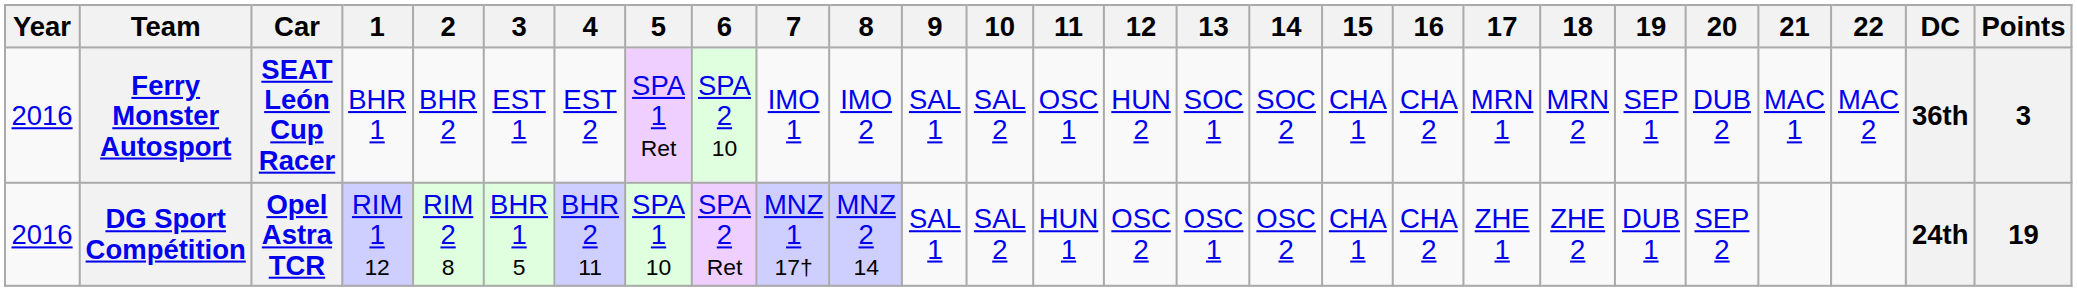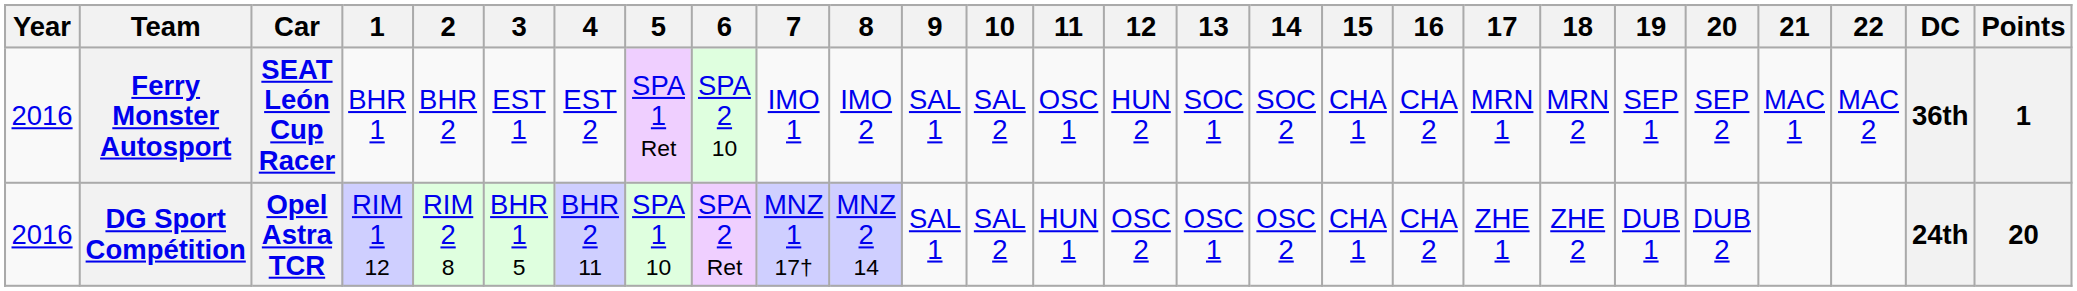(1722, 115) DUB 2 -> (1722, 115) SEP 2
(2023, 115) 3 -> (2023, 115) 1
(1722, 234) SEP 2 -> (1722, 234) DUB 2
(2023, 234) 19 -> (2023, 234) 20
